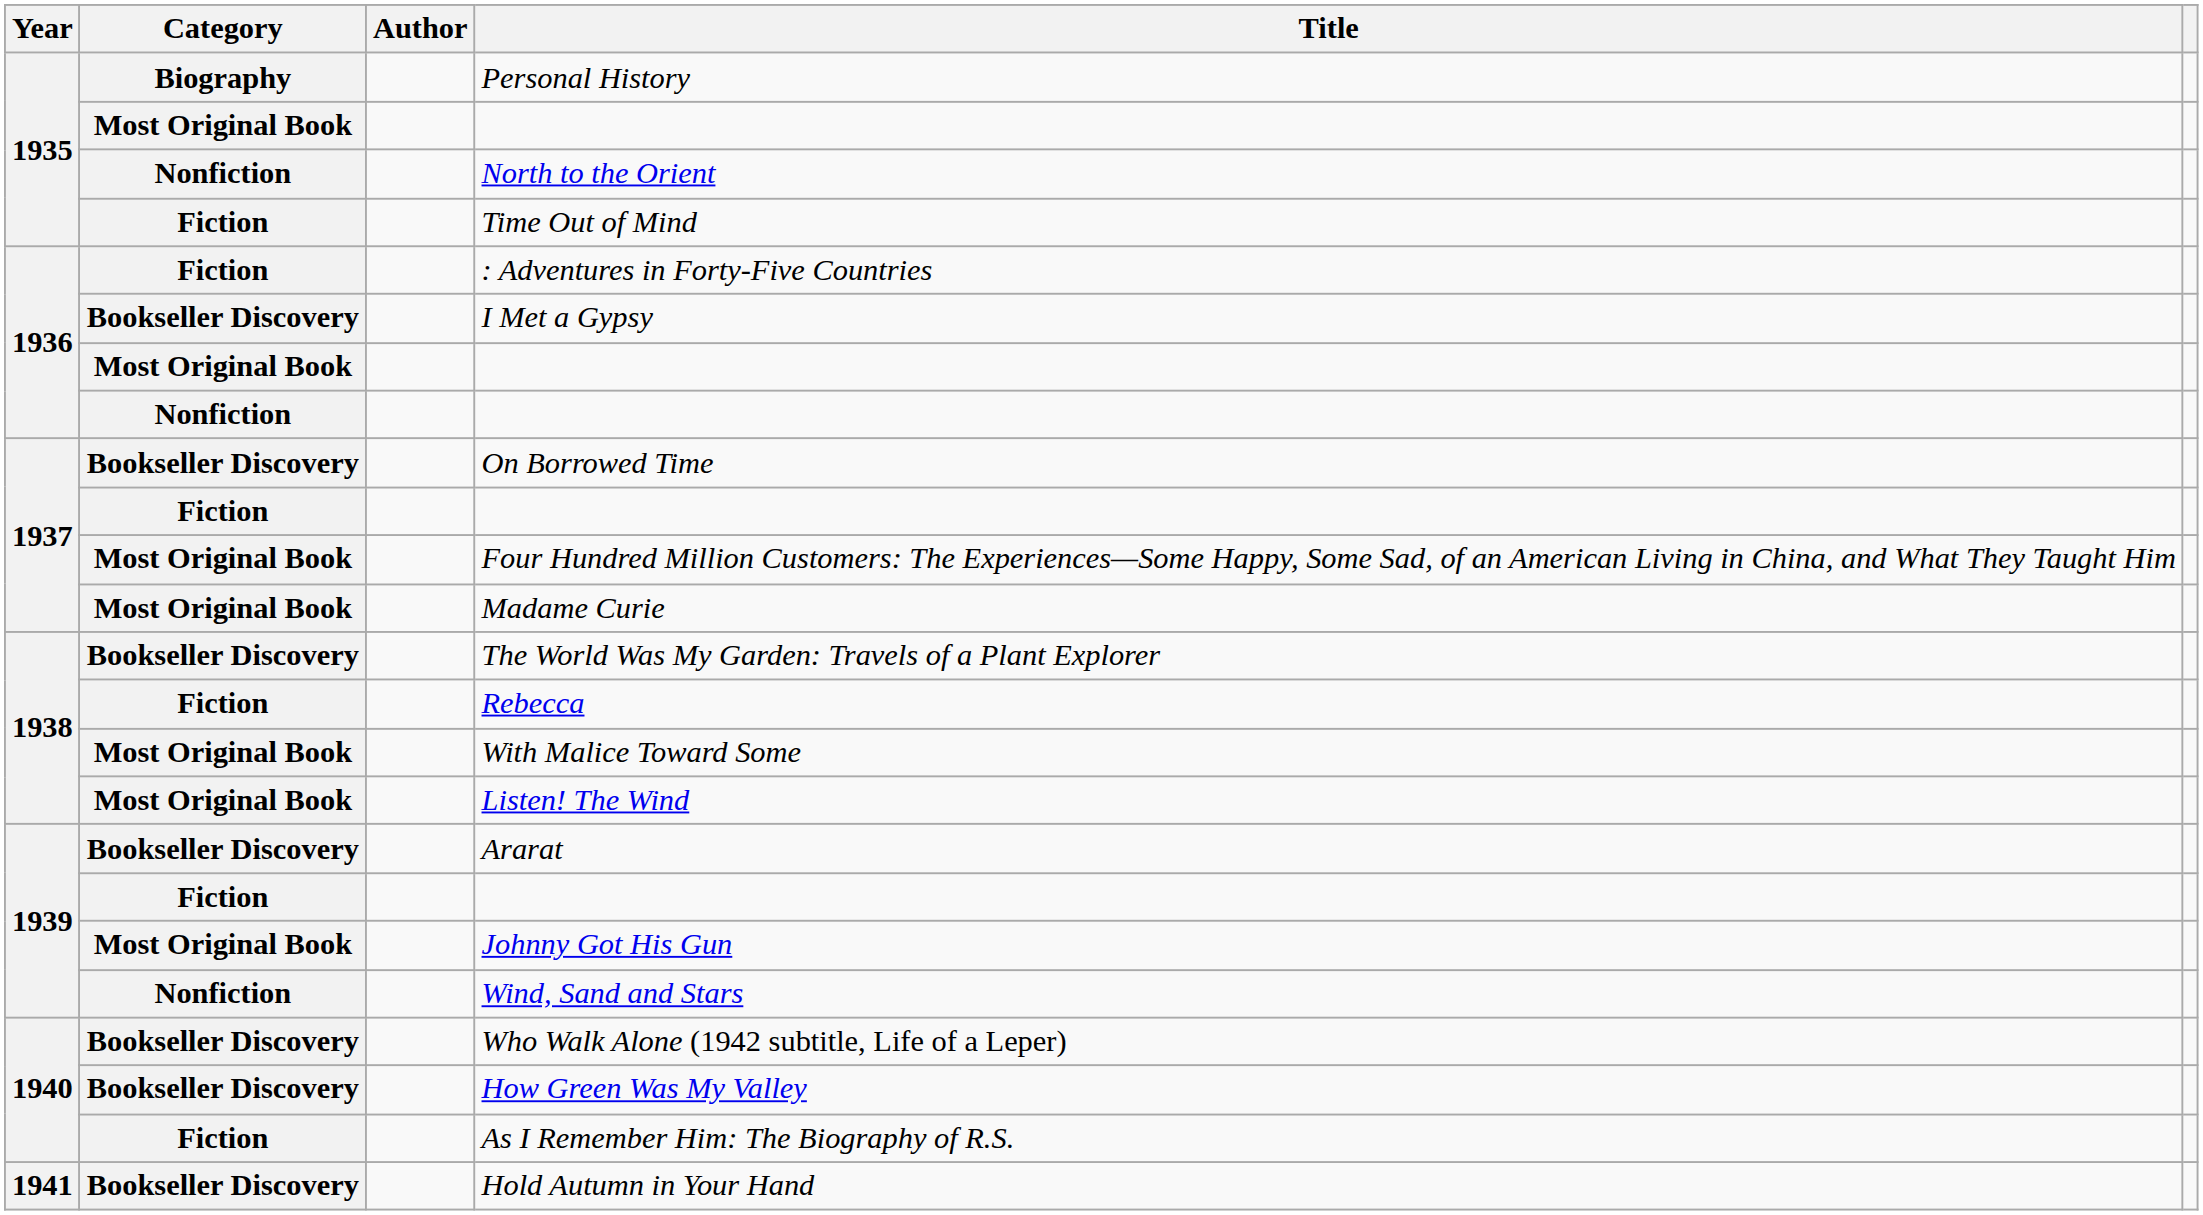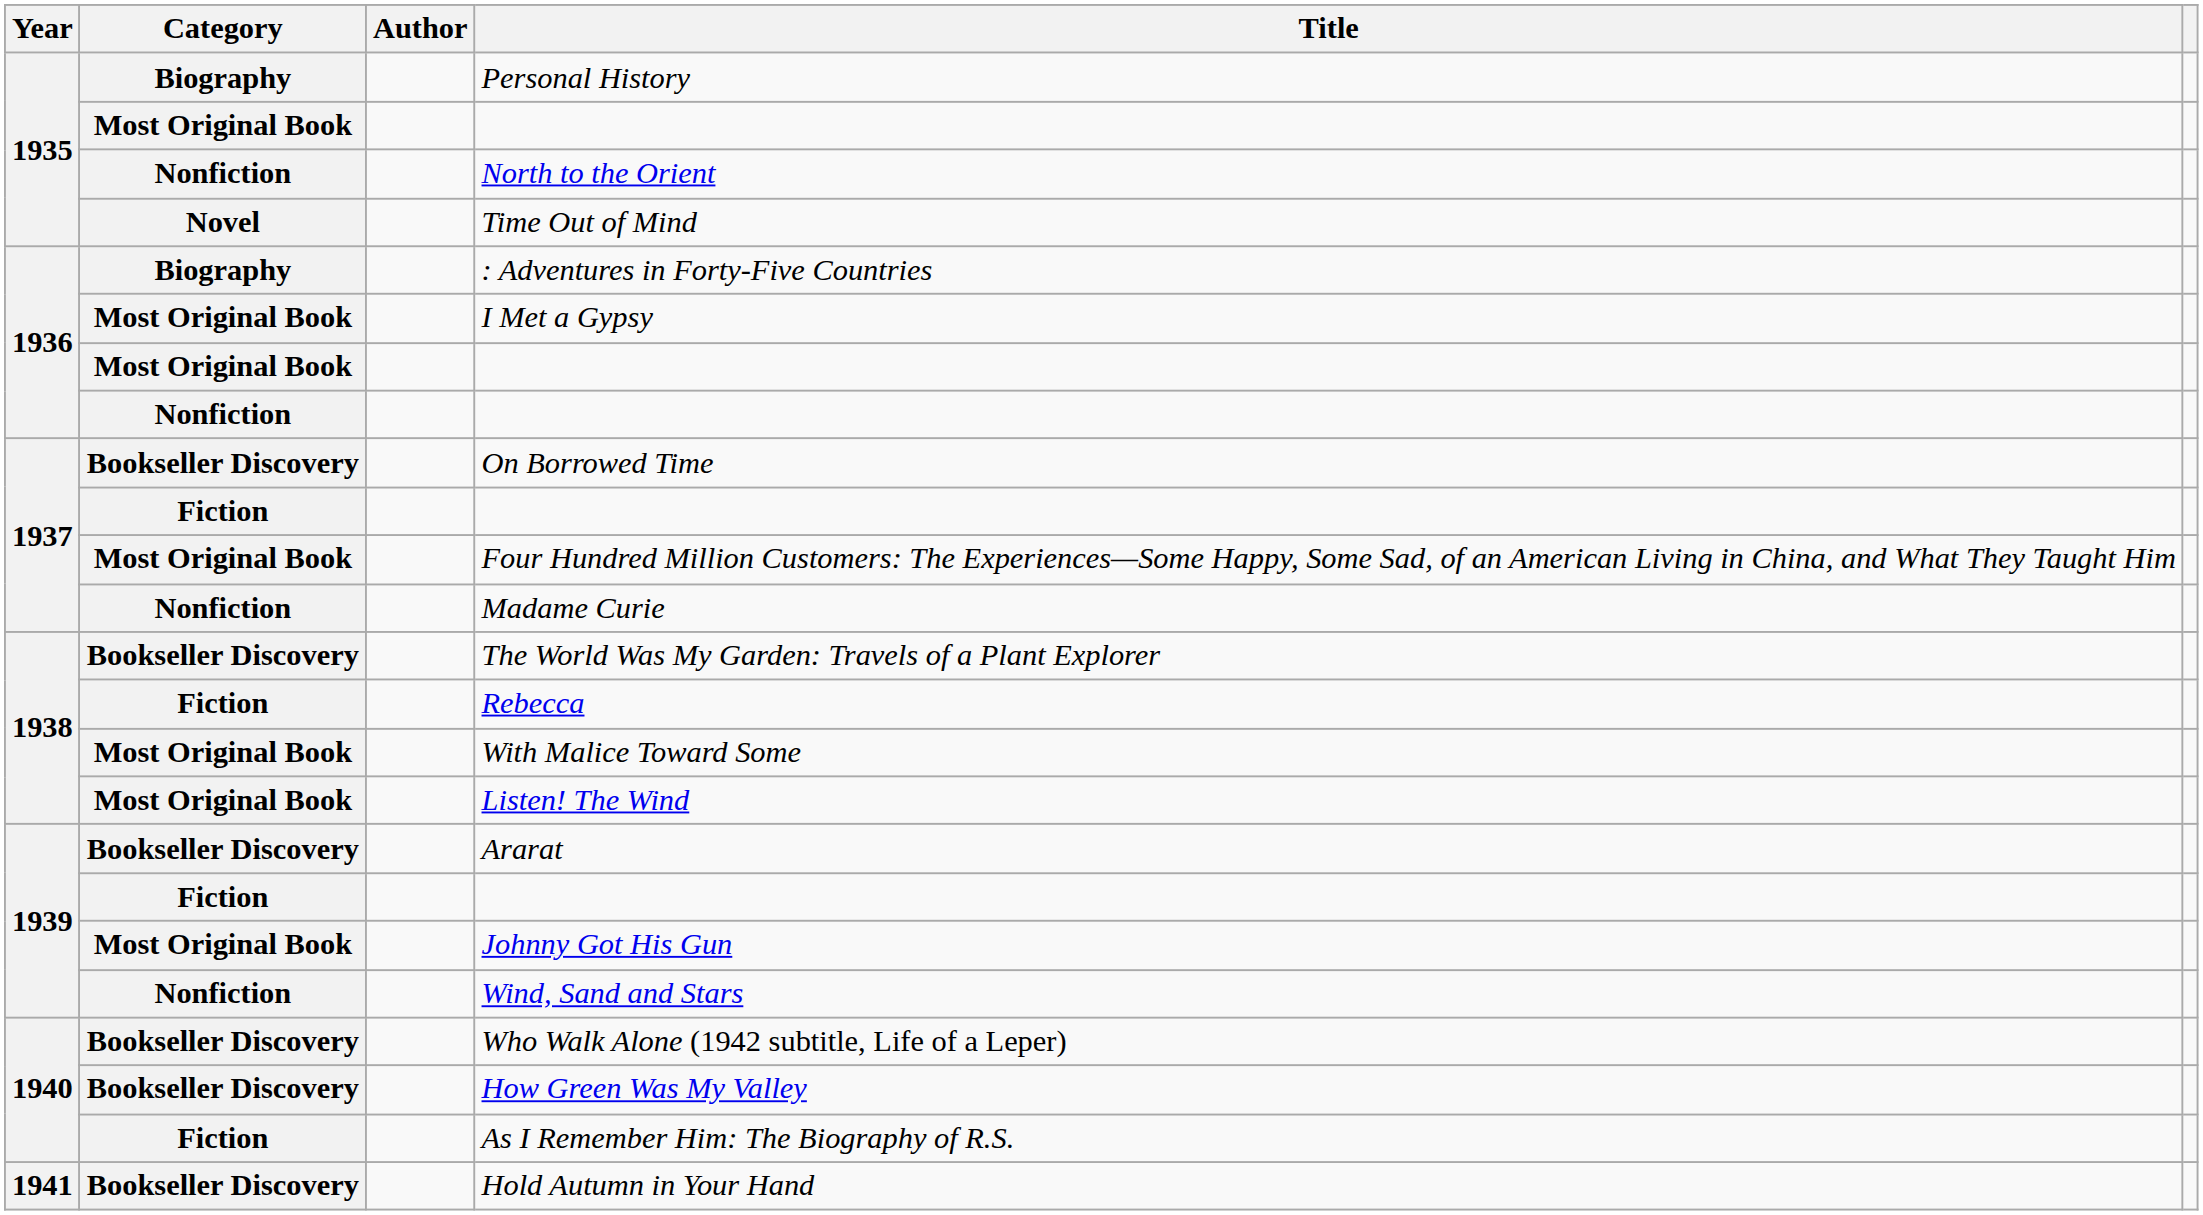(223, 221) Fiction -> (223, 221) Novel
(223, 269) Fiction -> (223, 269) Biography
(223, 317) Bookseller Discovery -> (223, 317) Most Original Book
(223, 607) Most Original Book -> (223, 607) Nonfiction
